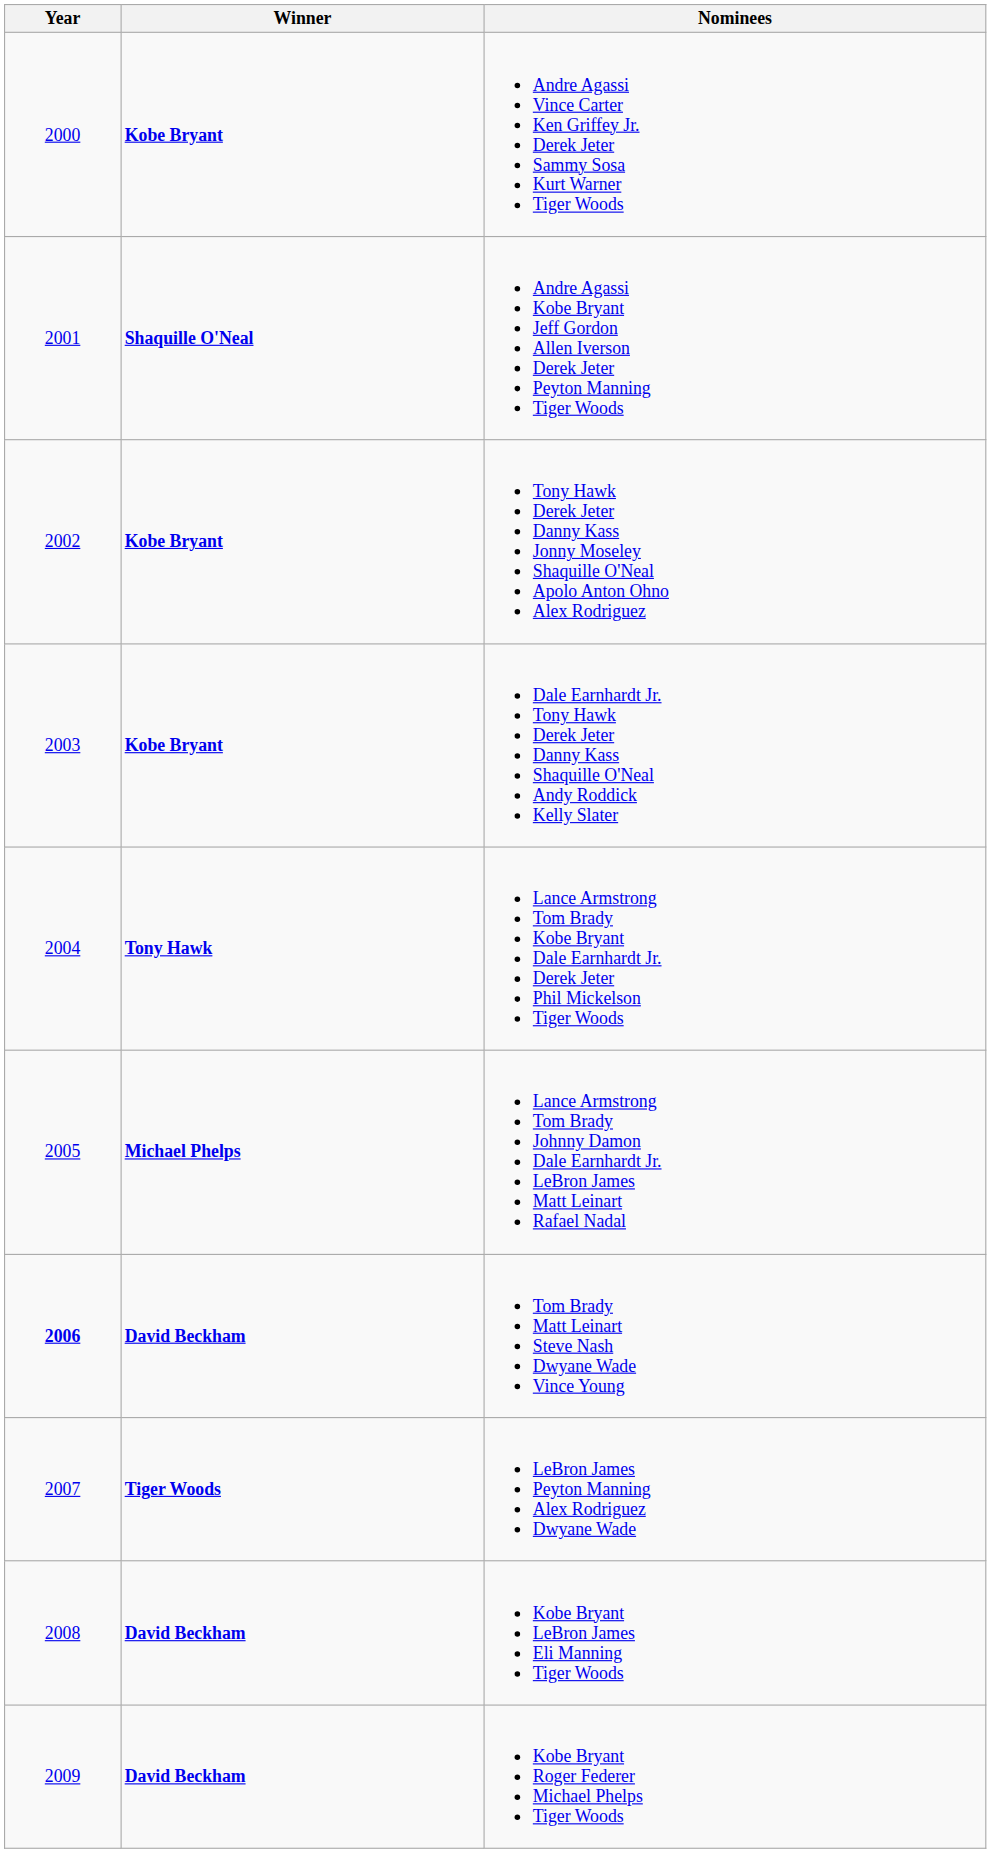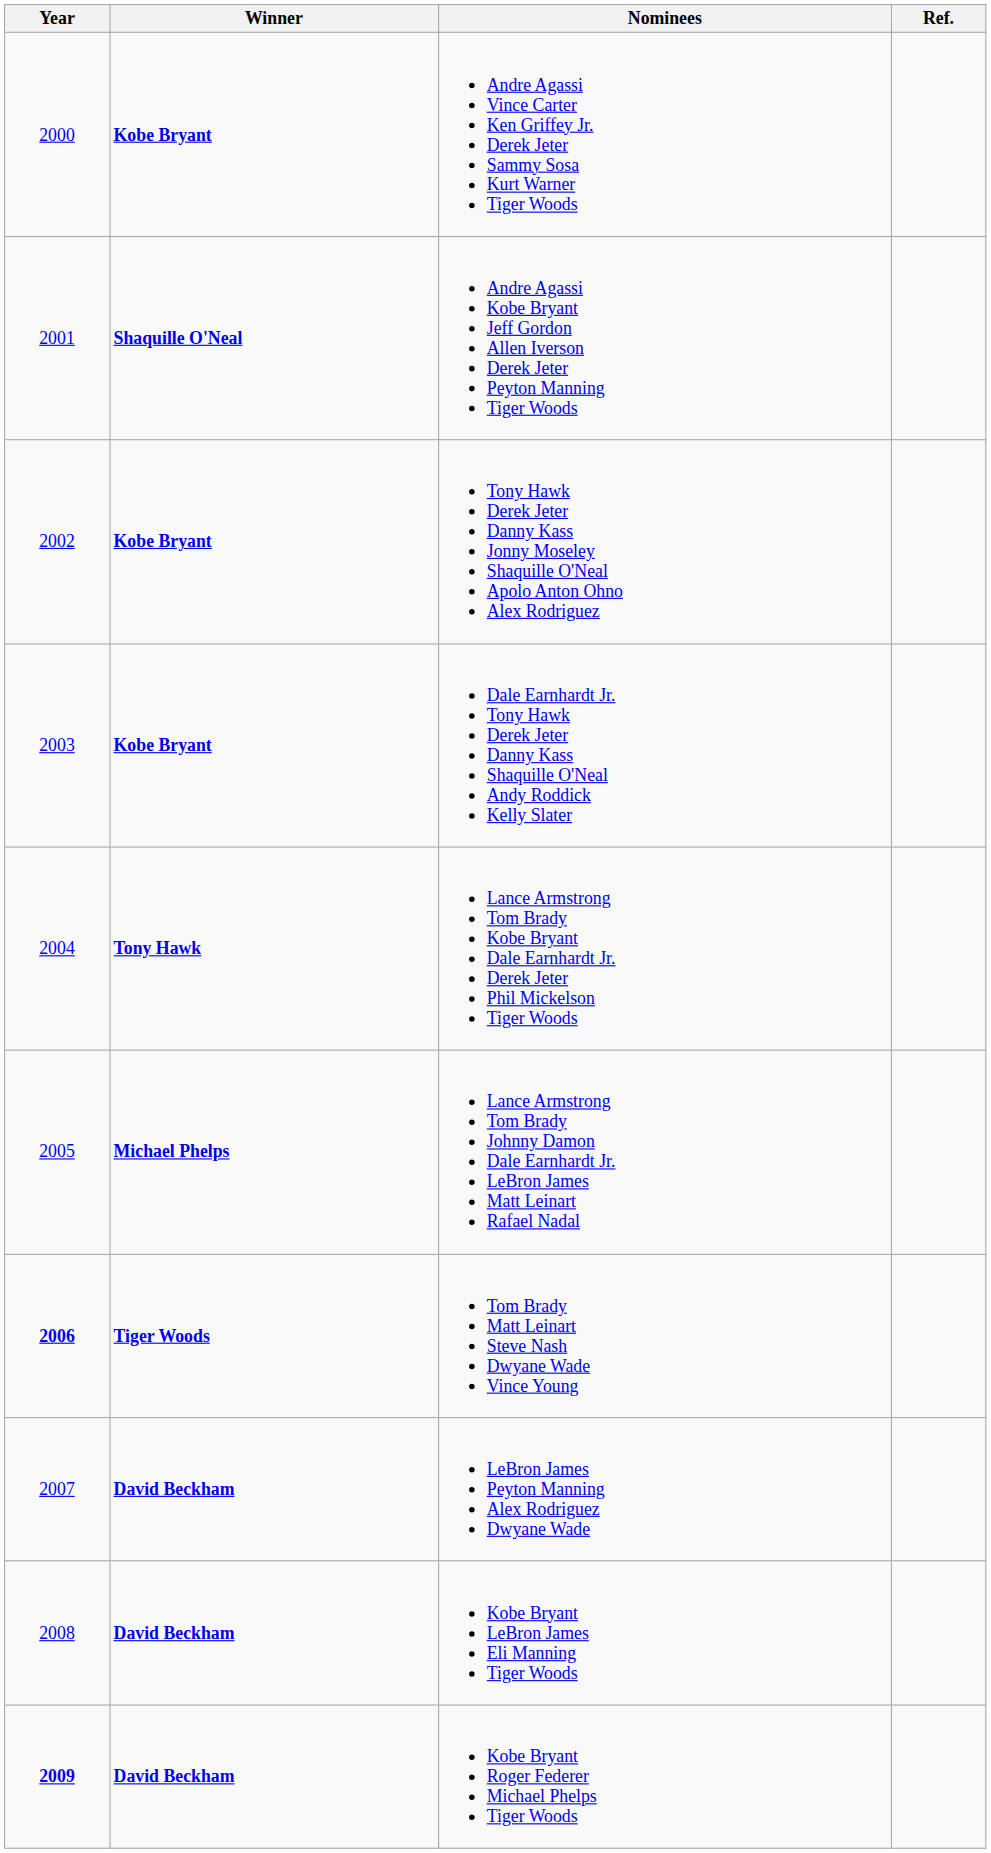+ column: (938, 18)
(185, 1335) David Beckham -> (162, 1335) Tiger Woods
(173, 1489) Tiger Woods -> (174, 1489) David Beckham
(63, 1776) normal -> (57, 1776) bold
